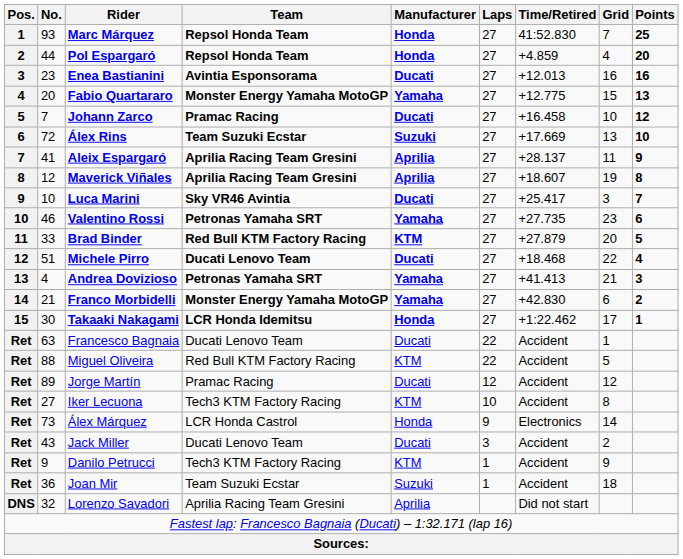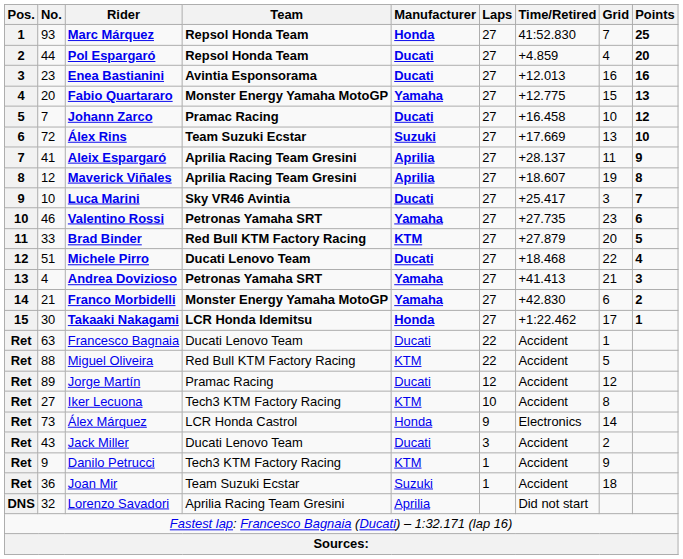(414, 55) Honda -> (414, 55) Ducati
